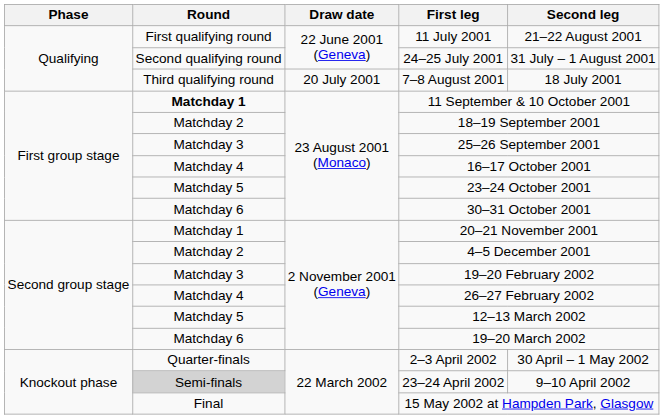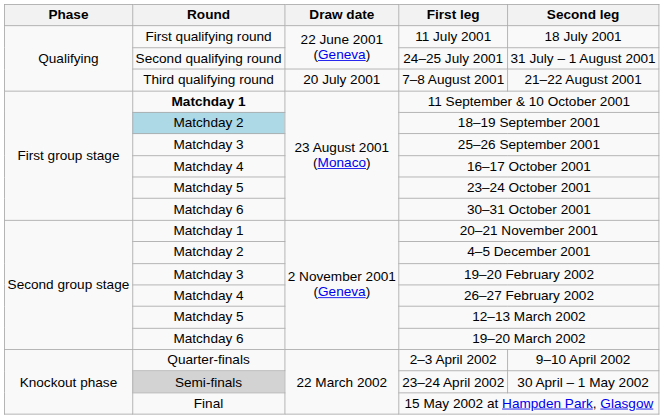(583, 36) 21–22 August 2001 -> (583, 36) 18 July 2001
(583, 79) 18 July 2001 -> (583, 79) 21–22 August 2001
(209, 123) no background -> (209, 123) lightblue background
(583, 360) 30 April – 1 May 2002 -> (583, 360) 9–10 April 2002
(583, 381) 9–10 April 2002 -> (583, 381) 30 April – 1 May 2002
